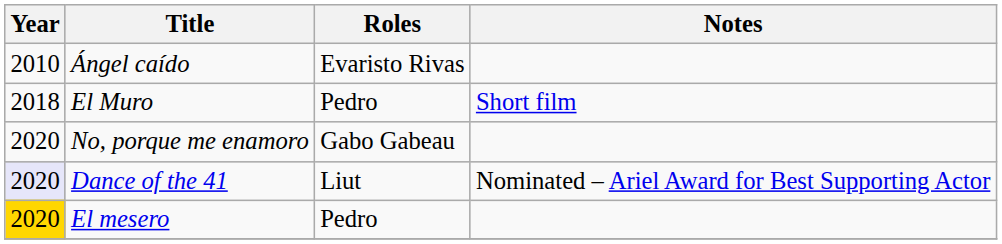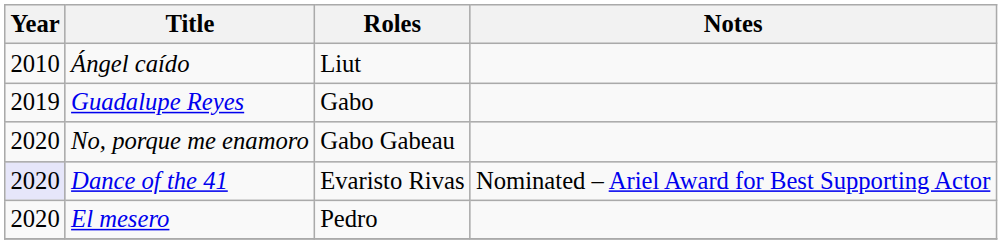(392, 63) Evaristo Rivas -> (341, 63) Liut
- row: (112, 102)
+ row: (158, 102)
(341, 180) Liut -> (392, 180) Evaristo Rivas
(35, 219) gold background -> (35, 219) no background
